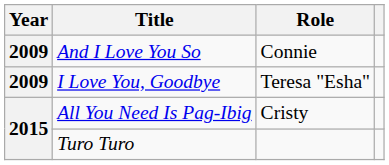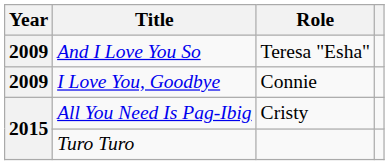(289, 50) Connie -> (315, 50) Teresa "Esha"
(315, 81) Teresa "Esha" -> (289, 81) Connie
